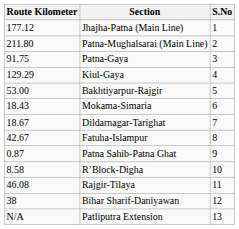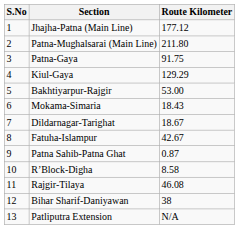columns swapped: (222, 12) <-> (42, 12)
